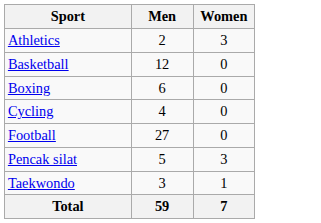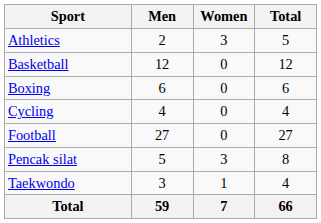+ column: (286, 16)
